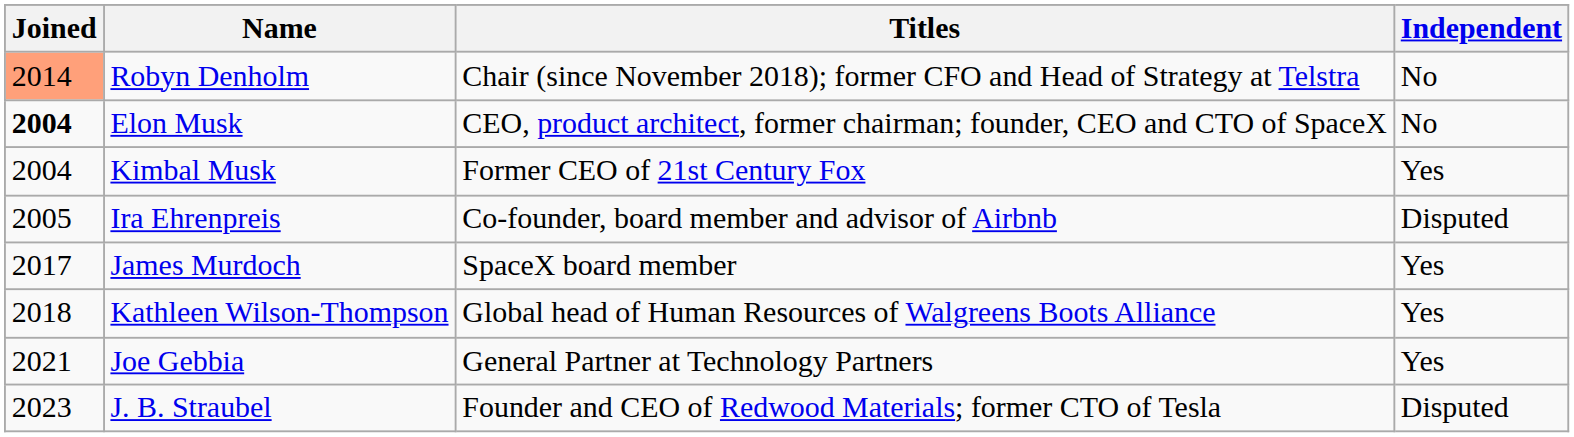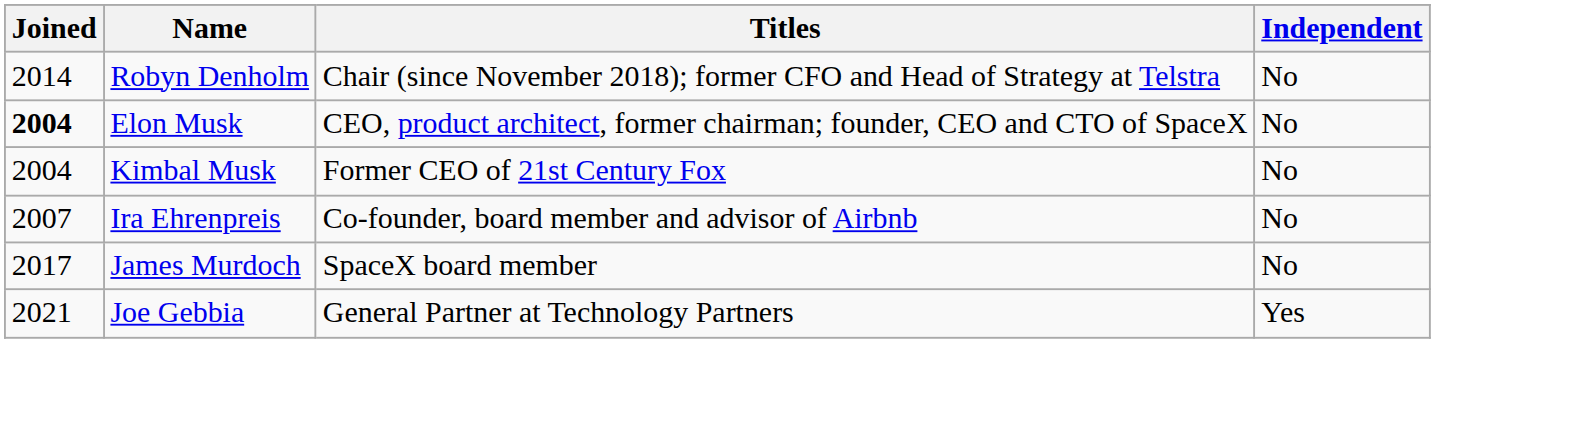(42, 75) lightsalmon background -> (42, 75) no background
(1423, 170) Yes -> (1280, 170) No
(42, 218) 2005 -> (42, 218) 2007
(1455, 218) Disputed -> (1280, 218) No
(1423, 265) Yes -> (1280, 265) No
- row: (279, 312)
- row: (191, 407)
